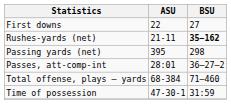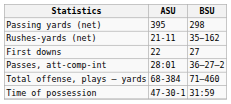rows swapped: (34, 25) <-> (54, 52)
(205, 38) bold -> (205, 38) normal
